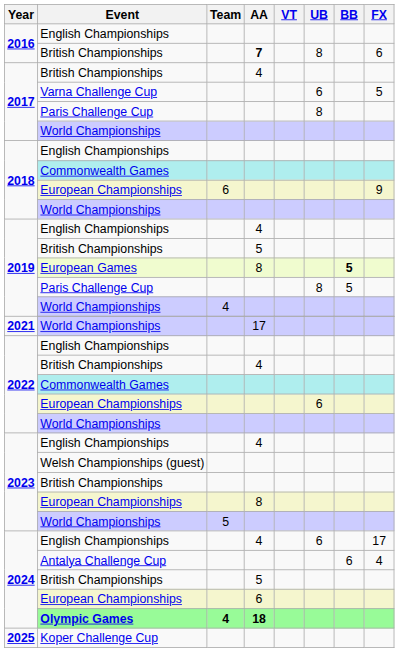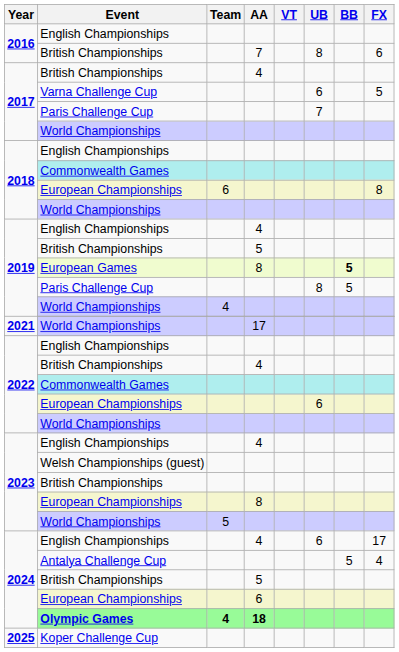(259, 53) bold -> (259, 53) normal
(319, 112) 8 -> (319, 112) 7
(379, 190) 9 -> (379, 190) 8
(349, 560) 6 -> (349, 560) 5
